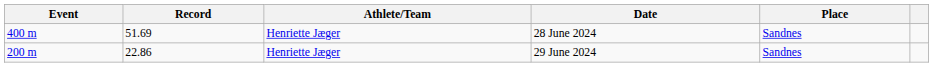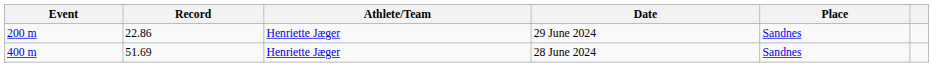rows swapped: (565, 52) <-> (565, 33)
